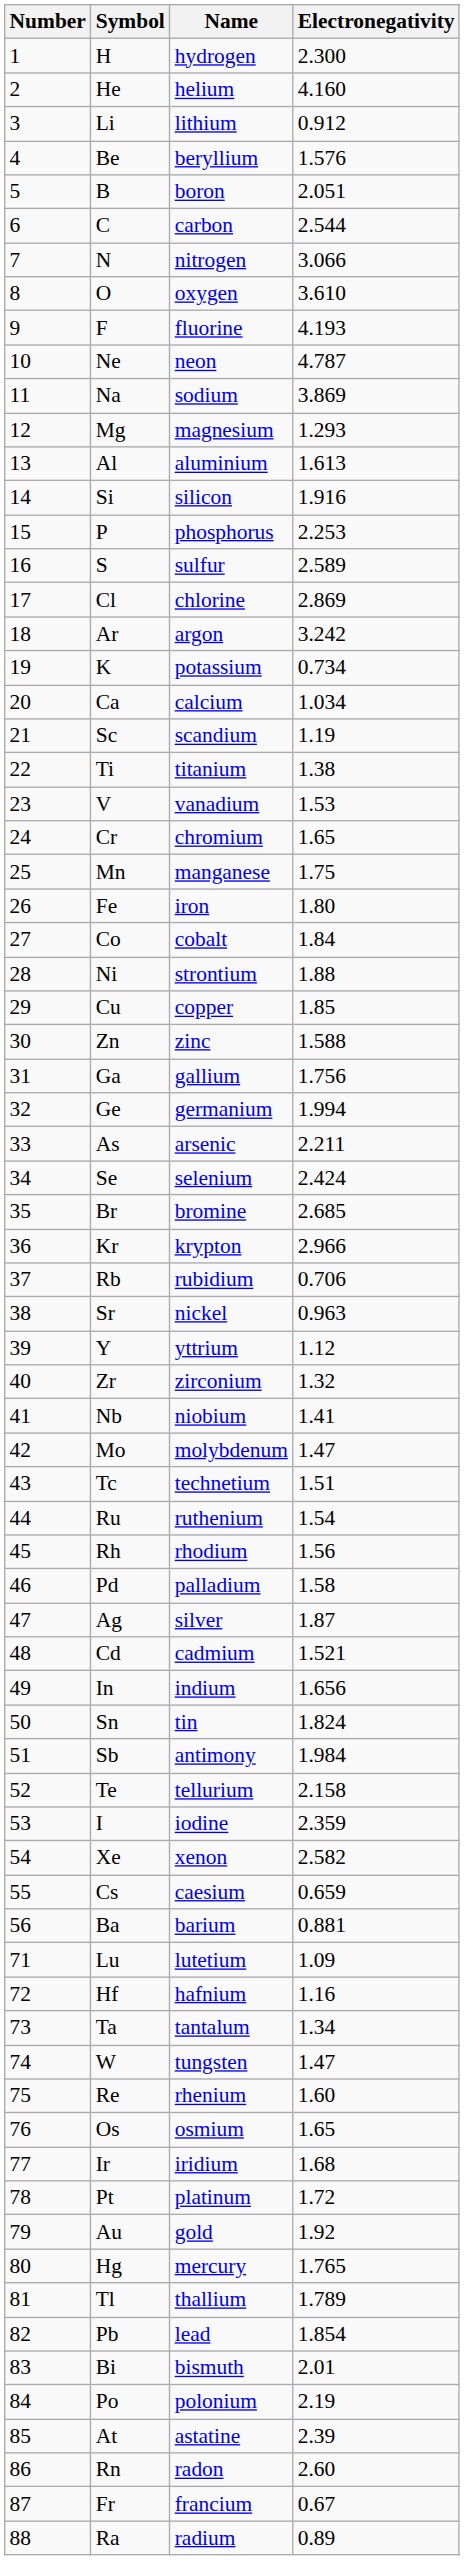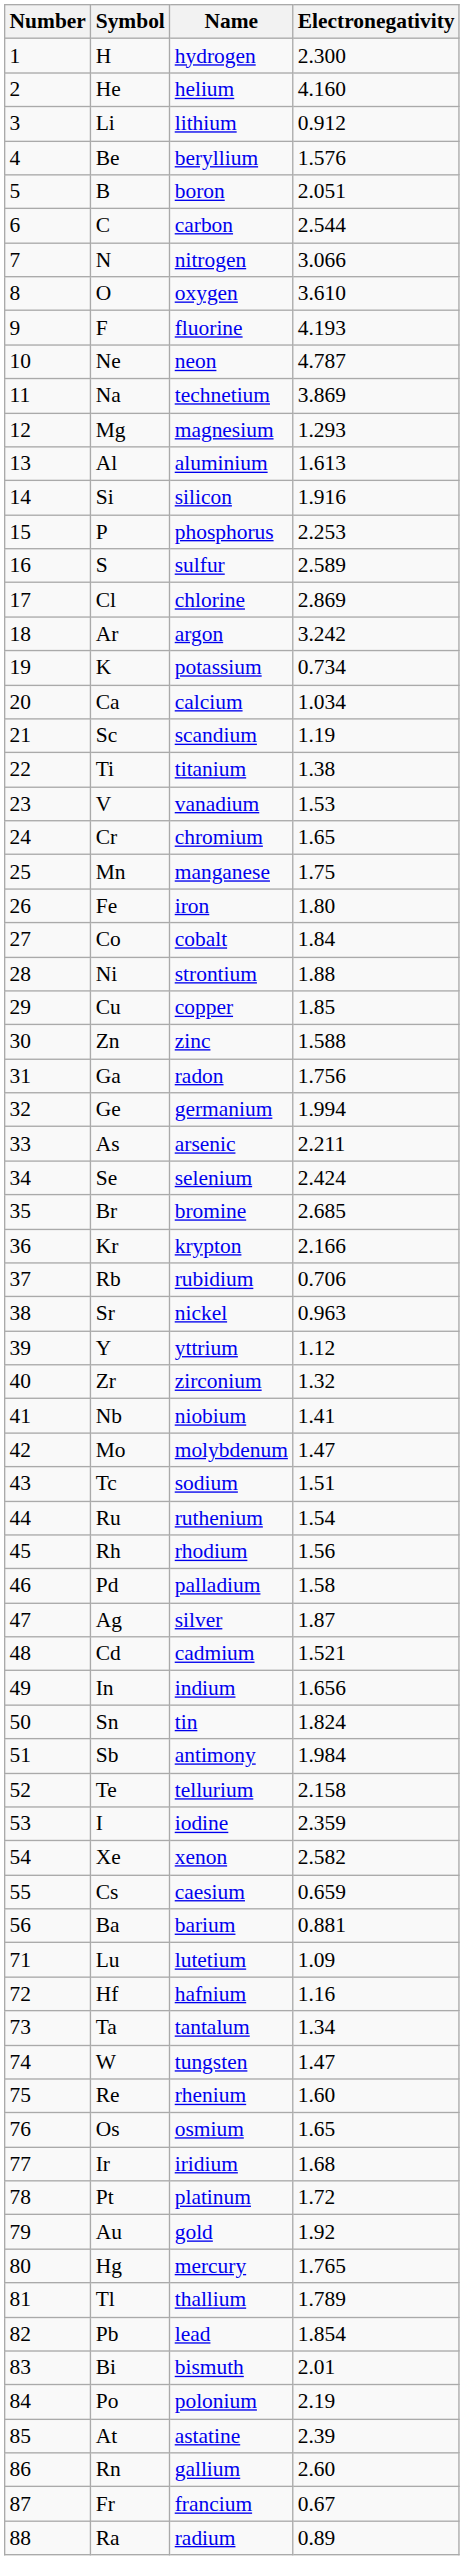(206, 395) sodium -> (222, 395) technetium
(207, 1075) gallium -> (199, 1075) radon
(322, 1245) 2.966 -> (322, 1245) 2.166
(222, 1483) technetium -> (206, 1483) sodium
(199, 2469) radon -> (207, 2469) gallium
